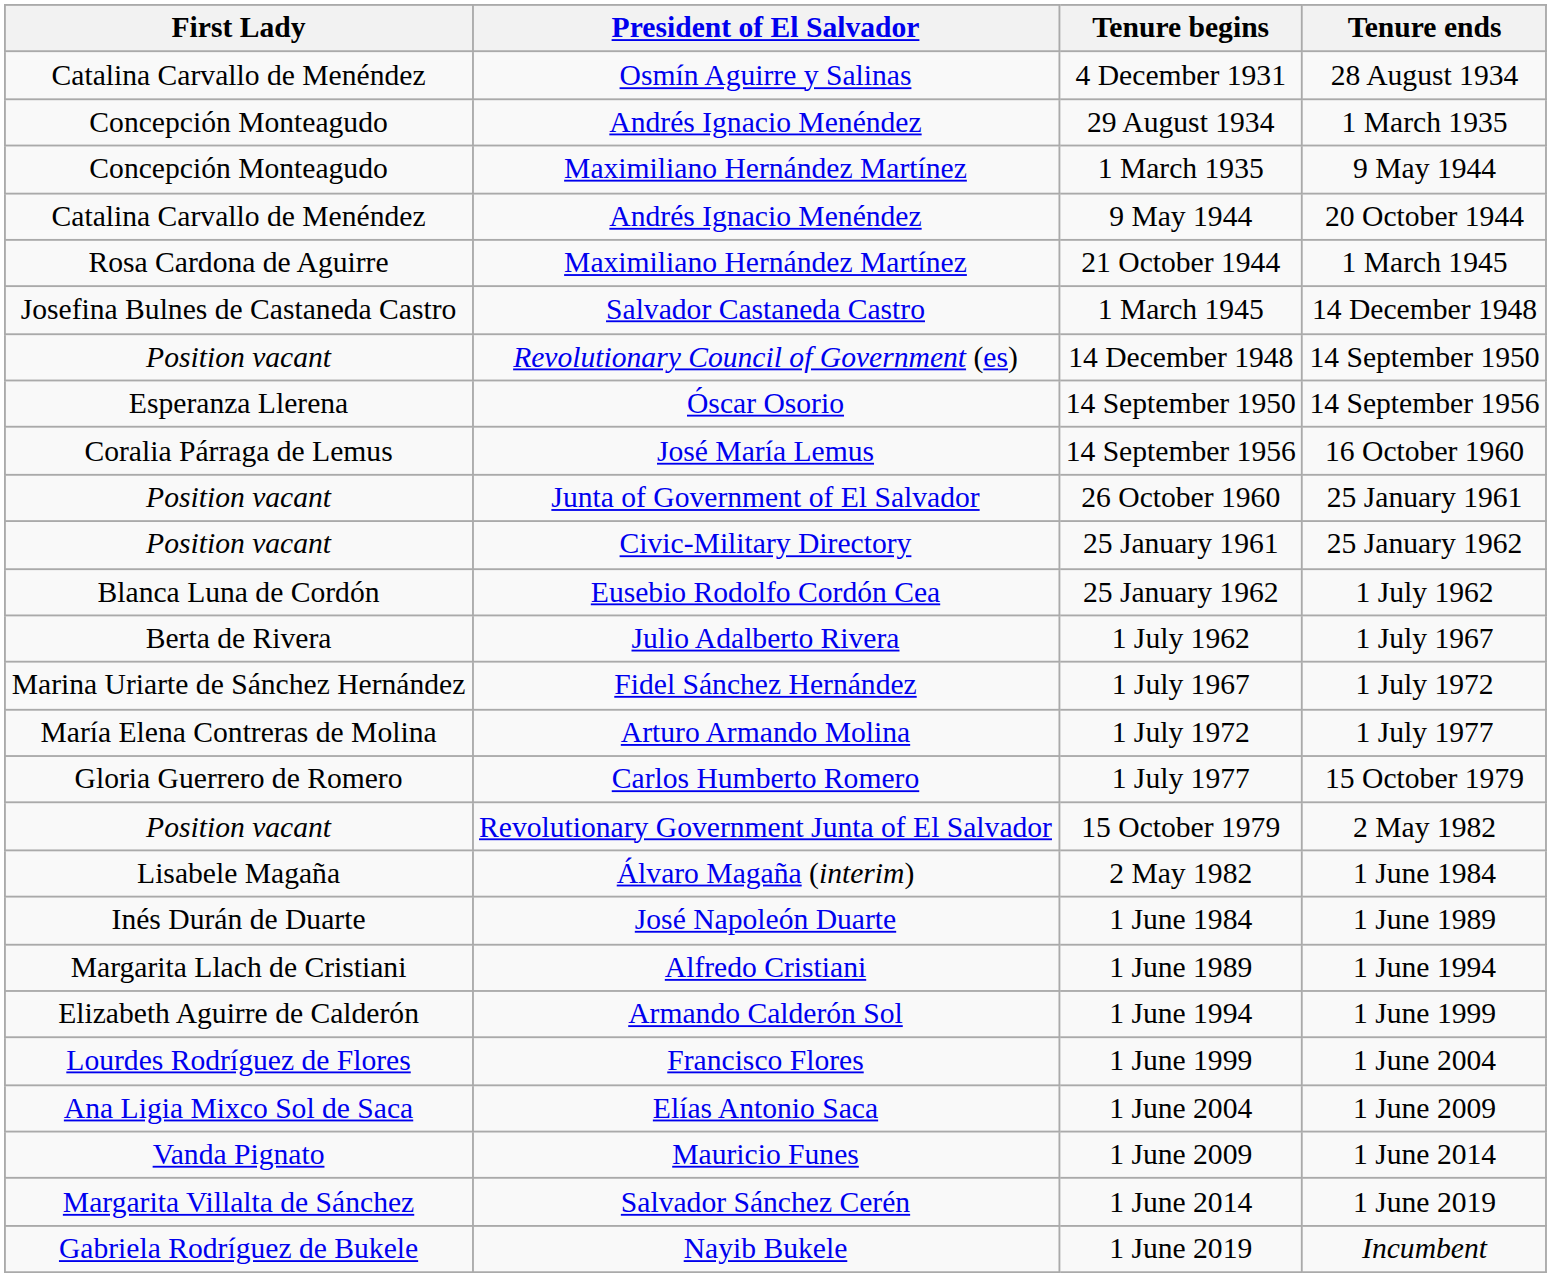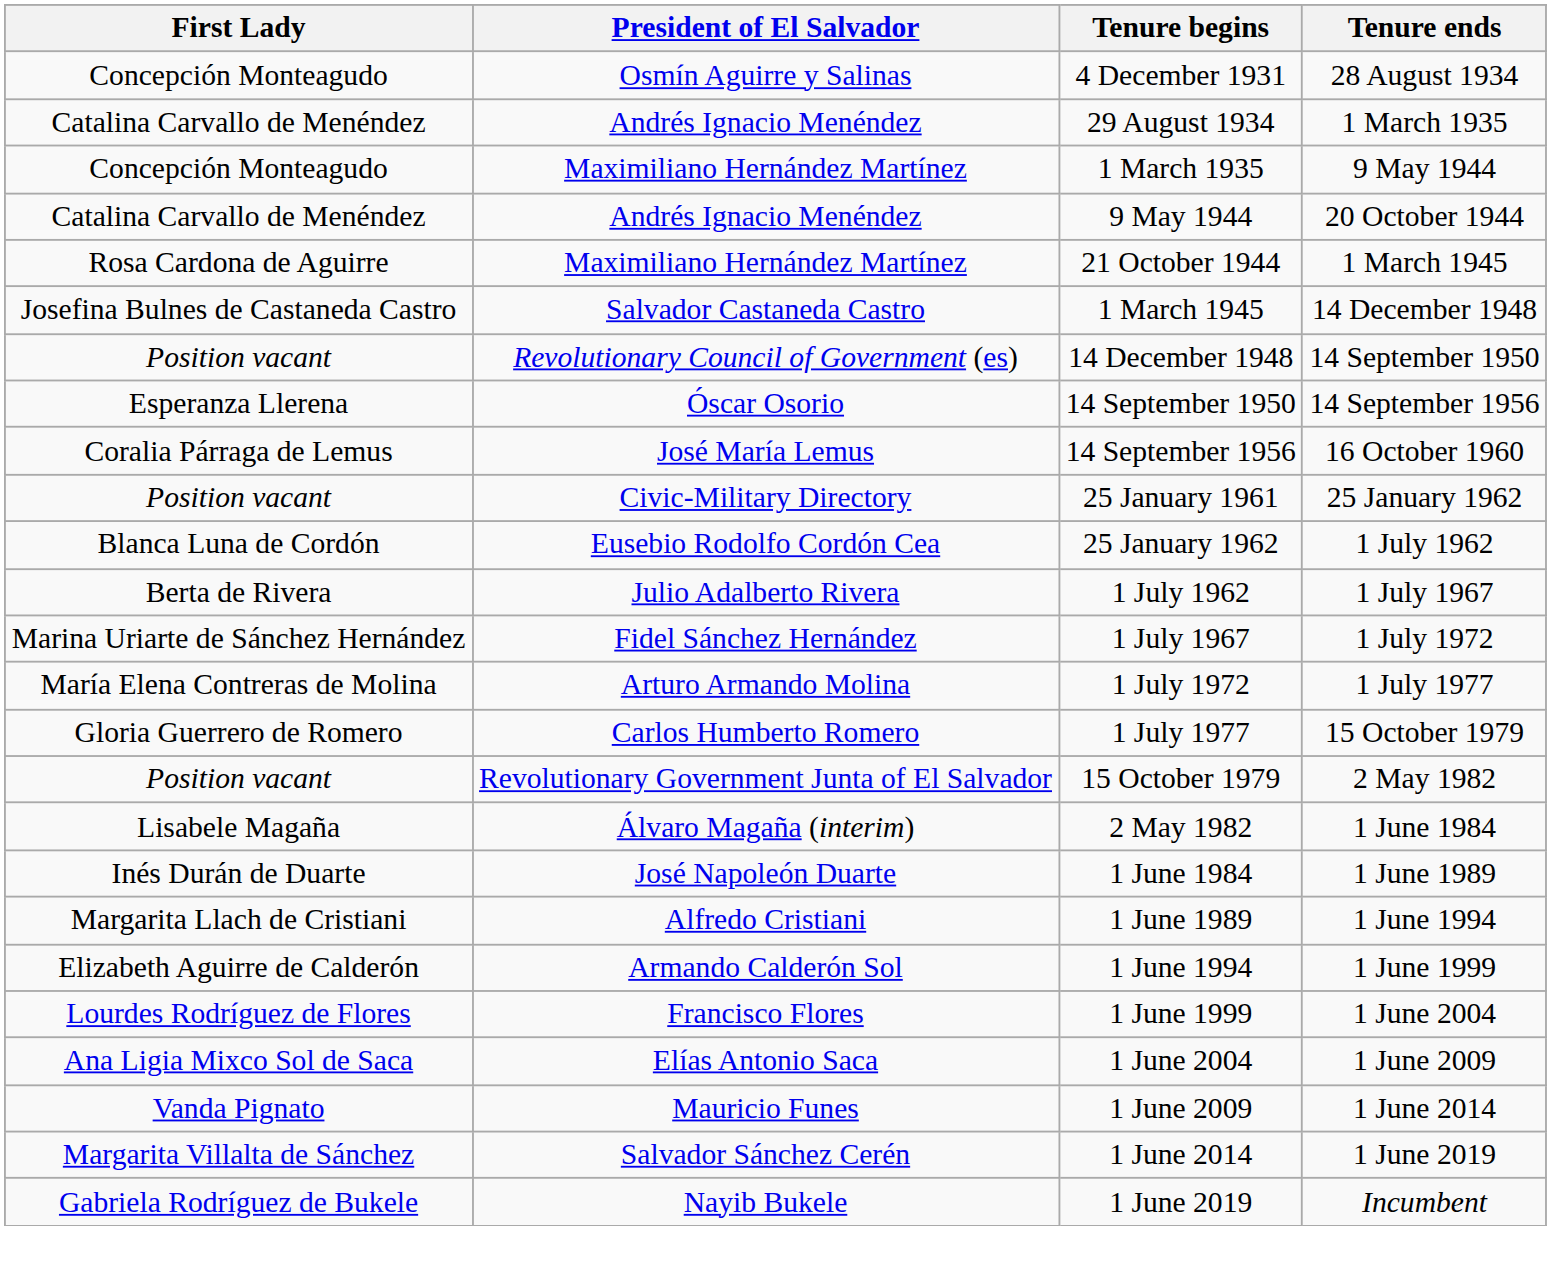(239, 74) Catalina Carvallo de Menéndez -> (239, 74) Concepción Monteagudo
(239, 121) Concepción Monteagudo -> (239, 121) Catalina Carvallo de Menéndez
- row: (1181, 497)
